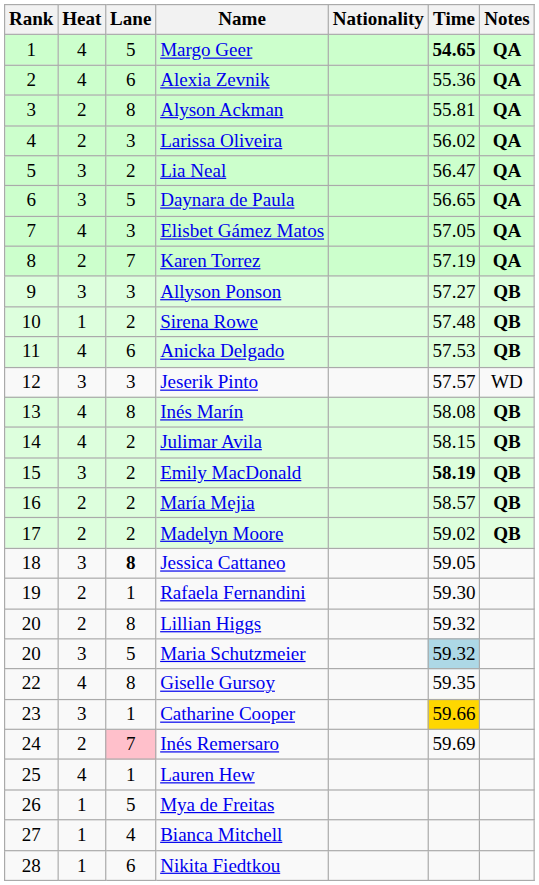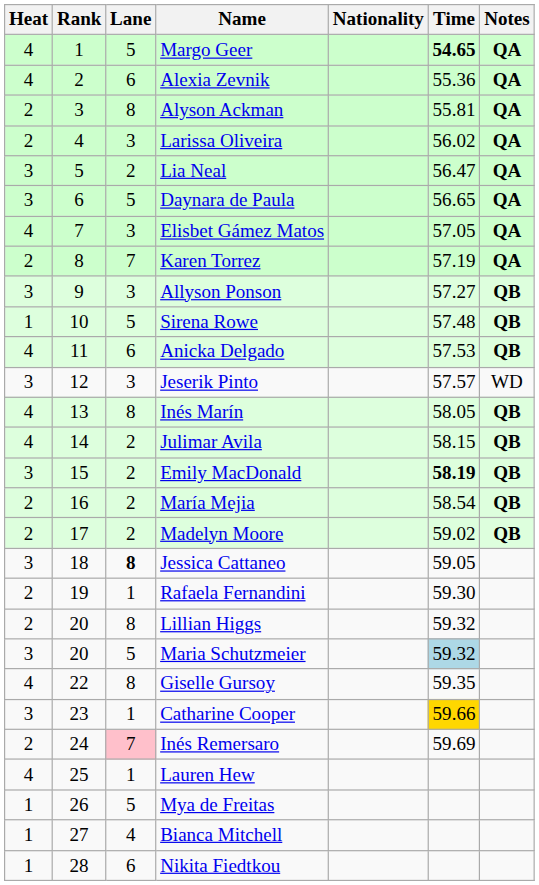columns swapped: (31, 19) <-> (82, 19)
(131, 321) 2 -> (131, 321) 5
(454, 412) 58.08 -> (454, 412) 58.05
(454, 502) 58.57 -> (454, 502) 58.54
